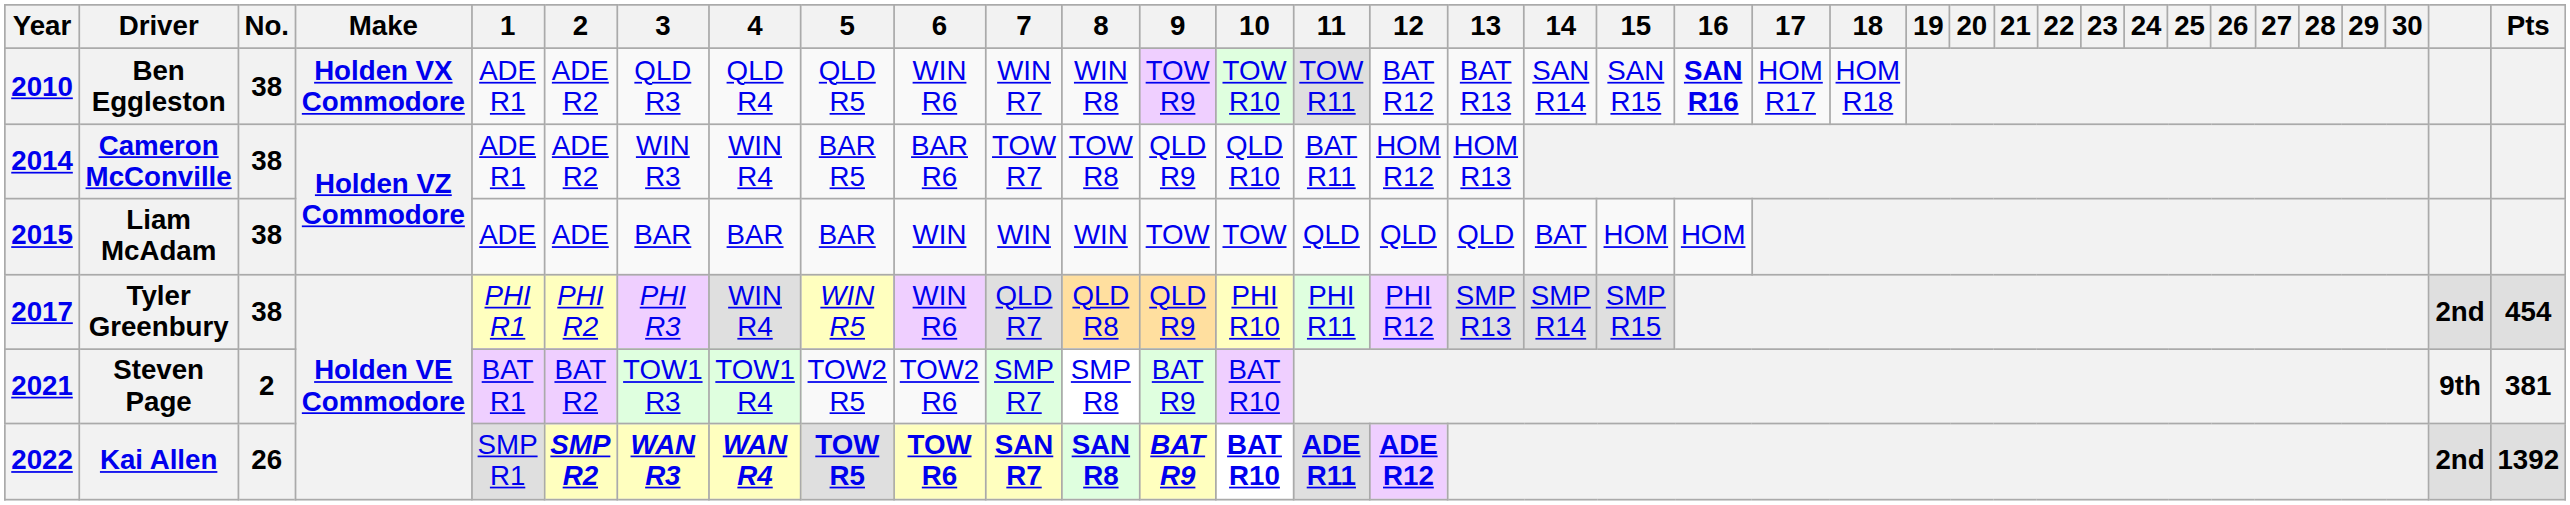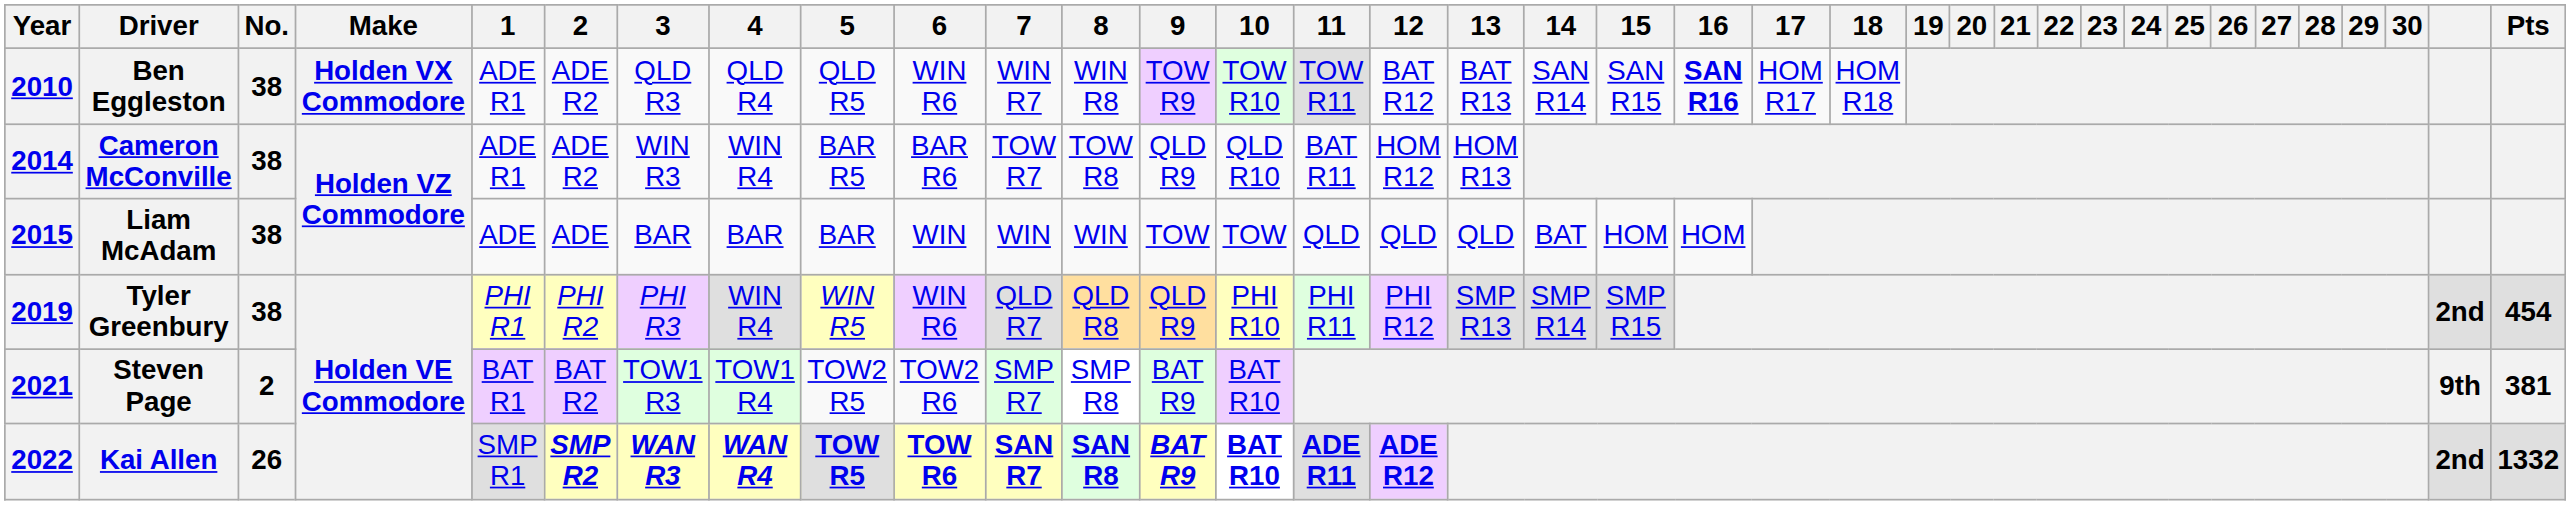(42, 311) 2017 -> (42, 311) 2019
(2528, 461) 1392 -> (2528, 461) 1332
